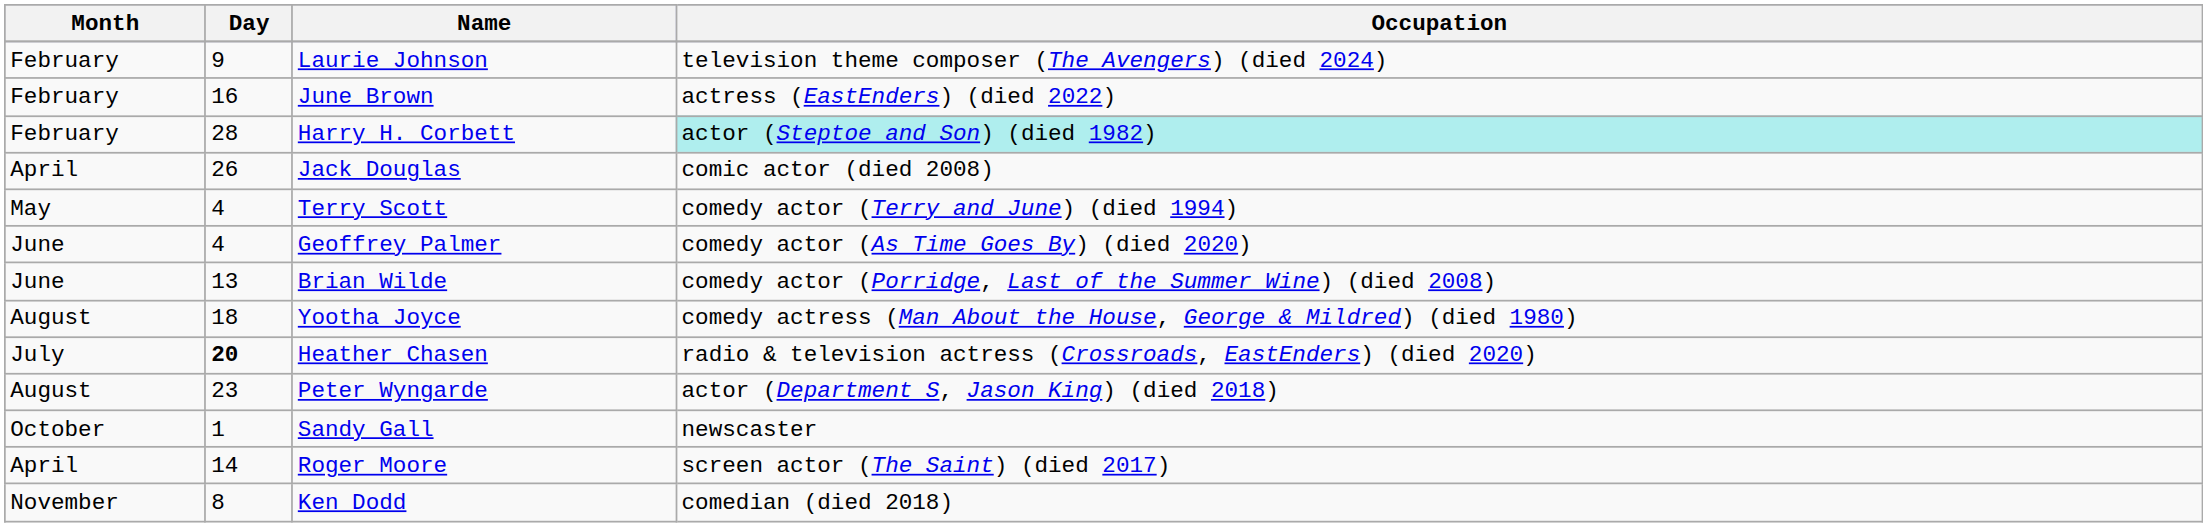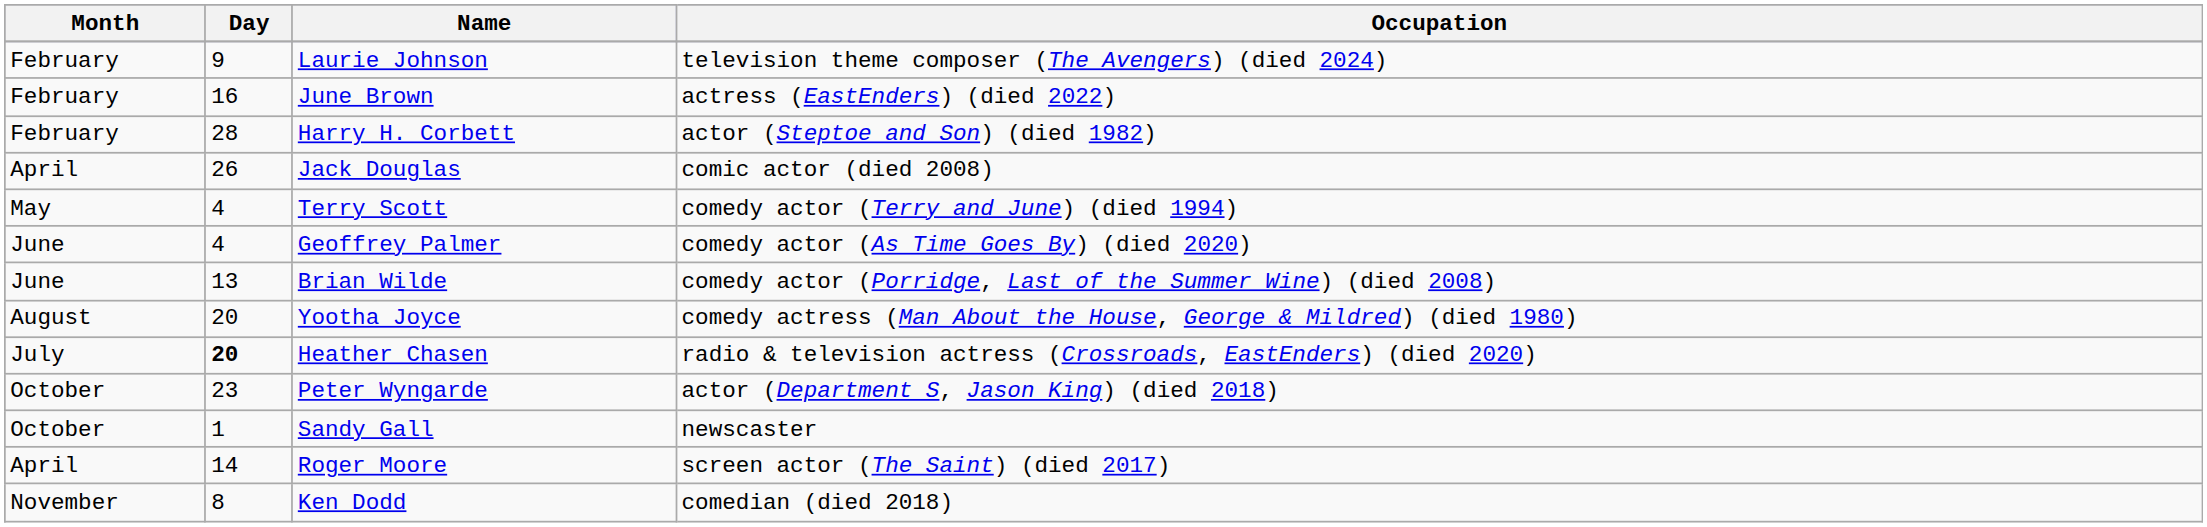(919, 134) paleturquoise background -> (919, 134) no background
(225, 318) 18 -> (225, 318) 20
(51, 392) August -> (58, 392) October
